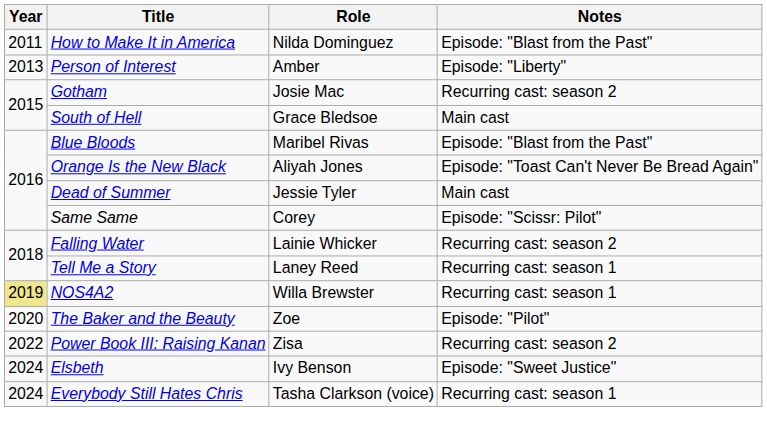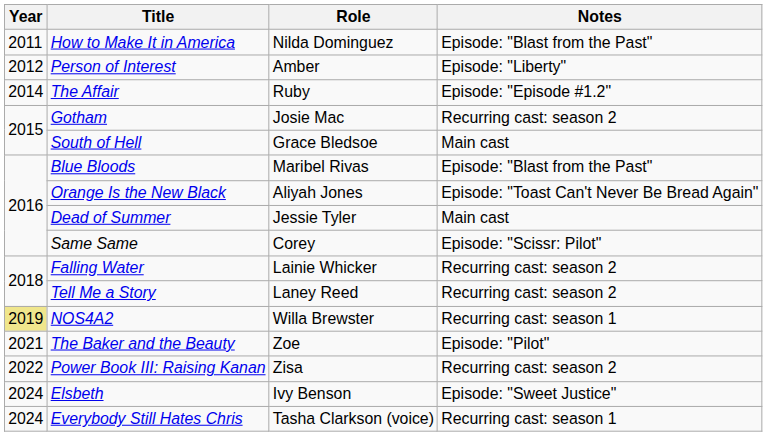(26, 67) 2013 -> (26, 67) 2012
+ row: (85, 92)
(529, 268) Recurring cast: season 1 -> (529, 293) Recurring cast: season 2
(26, 318) 2020 -> (26, 343) 2021
